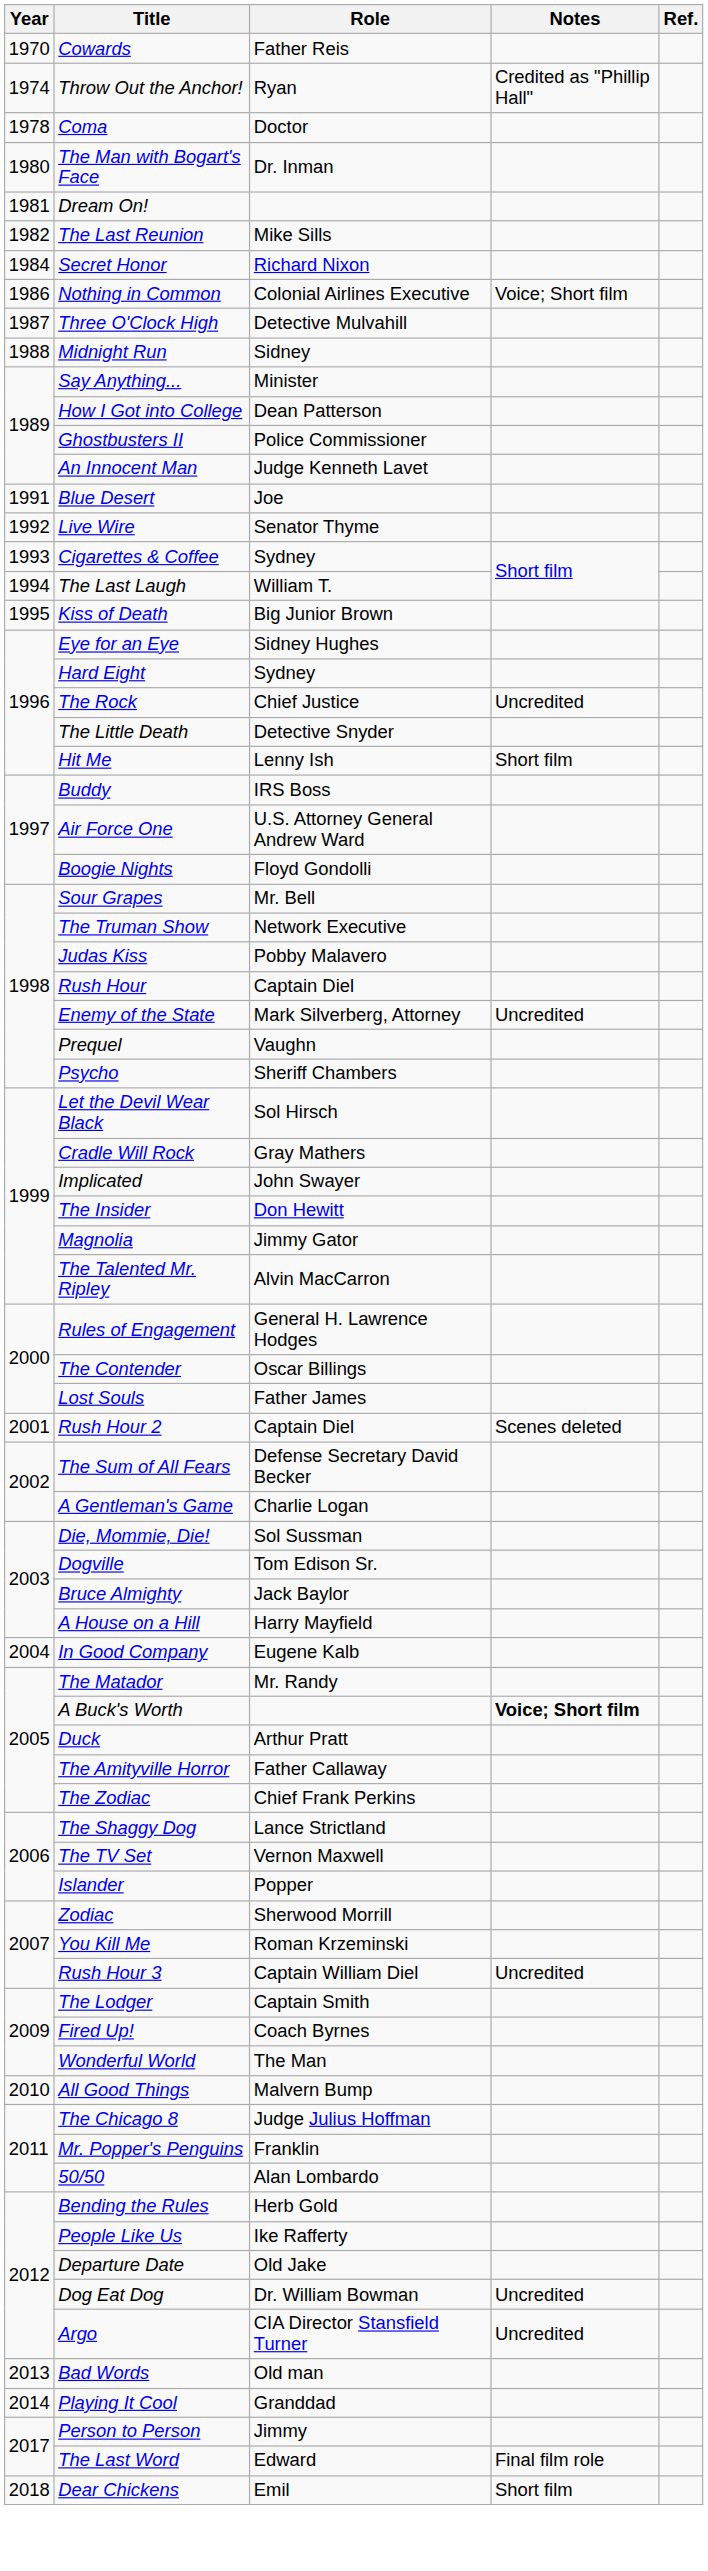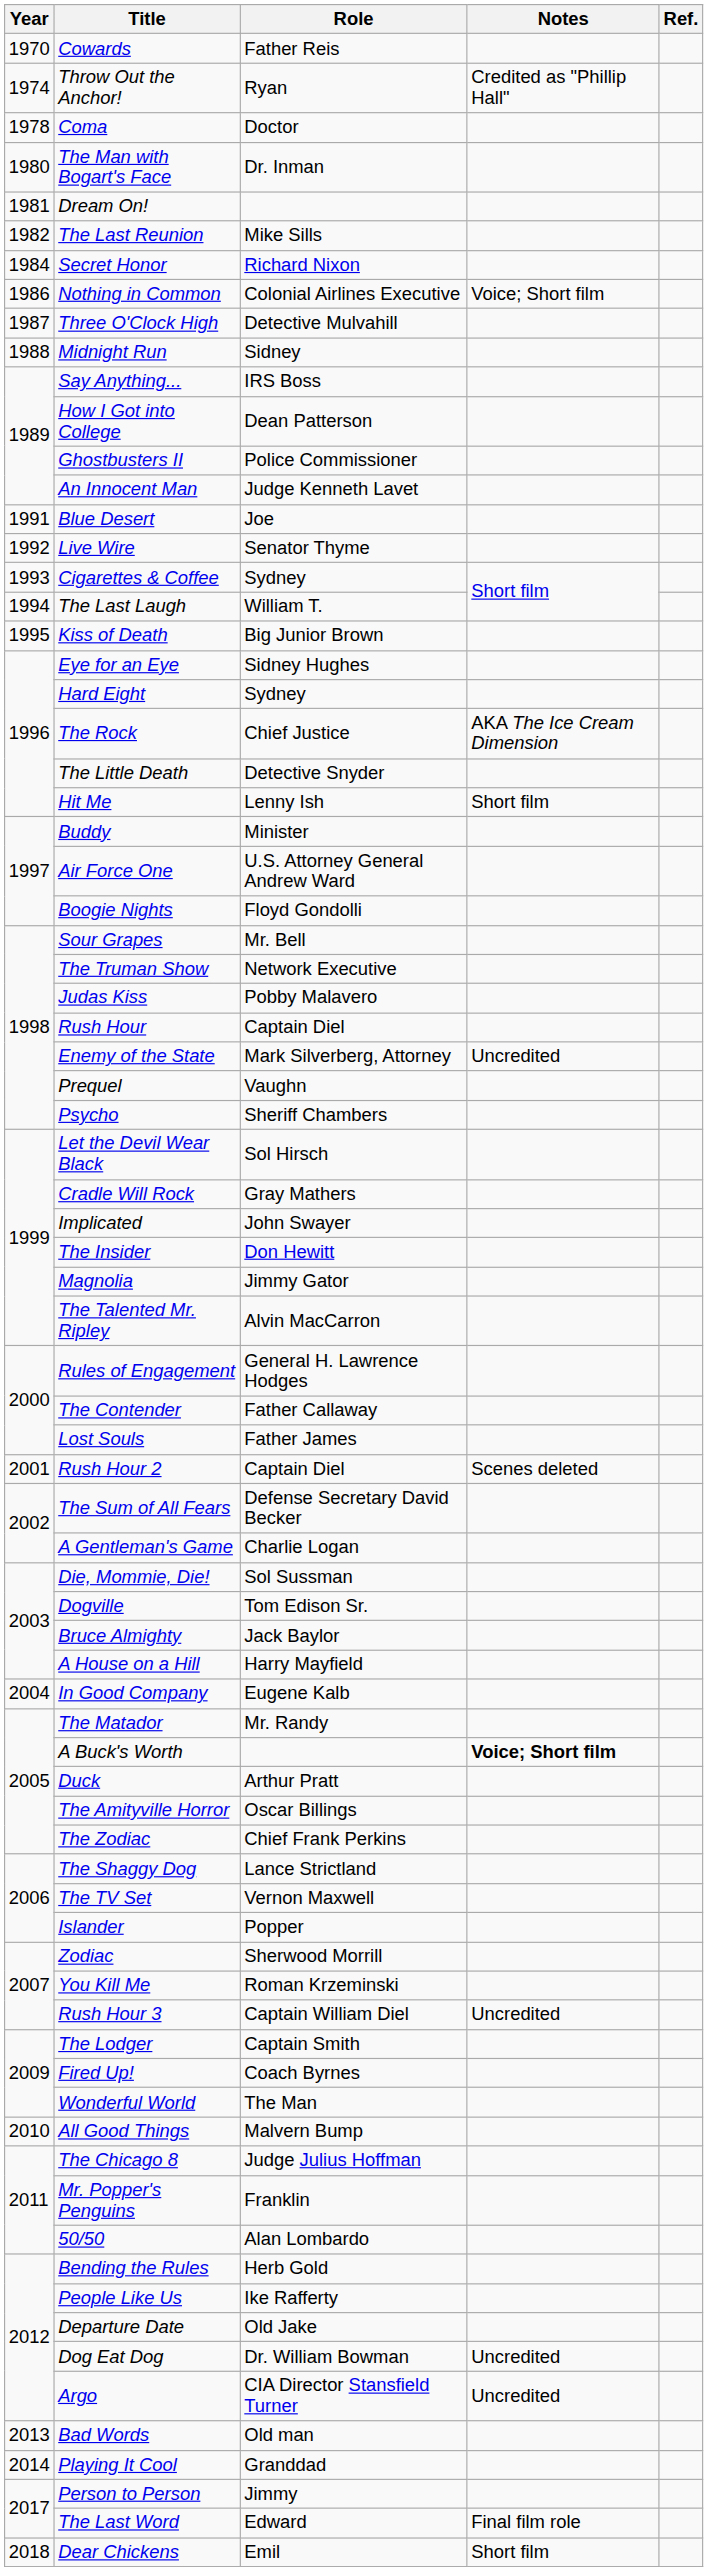(286, 381) Minister -> (283, 381) IRS Boss
(539, 702) Uncredited -> (553, 733) AKA The Ice Cream Dimension
(292, 790) IRS Boss -> (277, 831) Minister
(310, 1368) Oscar Billings -> (311, 1410) Father Callaway
(320, 1768) Father Callaway -> (301, 1810) Oscar Billings
